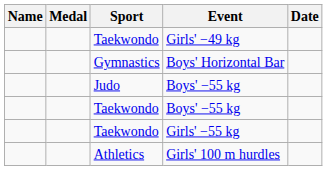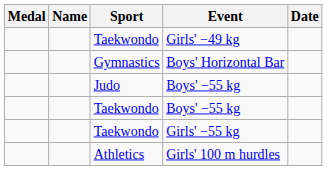columns swapped: (68, 16) <-> (25, 16)
